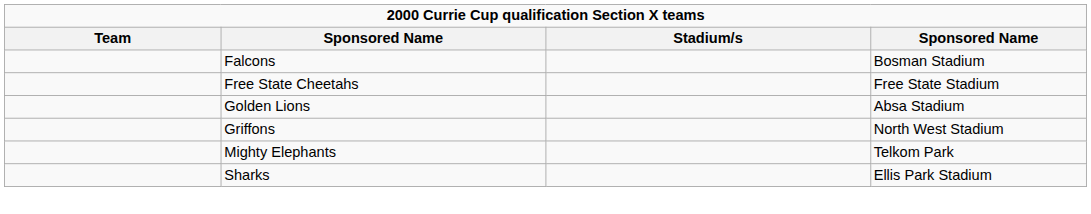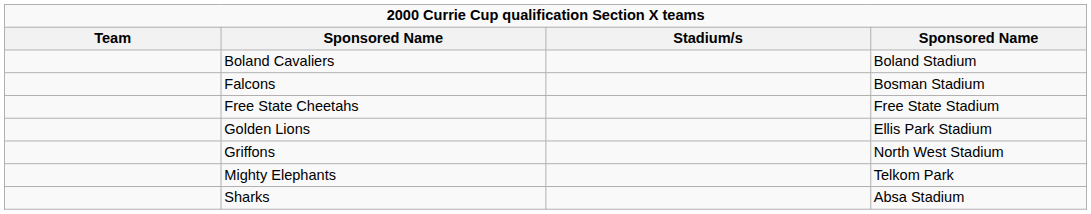+ row: (279, 61)
(919, 106) Absa Stadium -> (933, 129) Ellis Park Stadium
(933, 175) Ellis Park Stadium -> (919, 197) Absa Stadium
